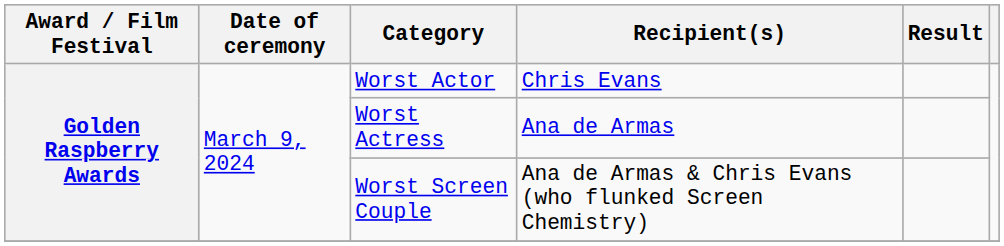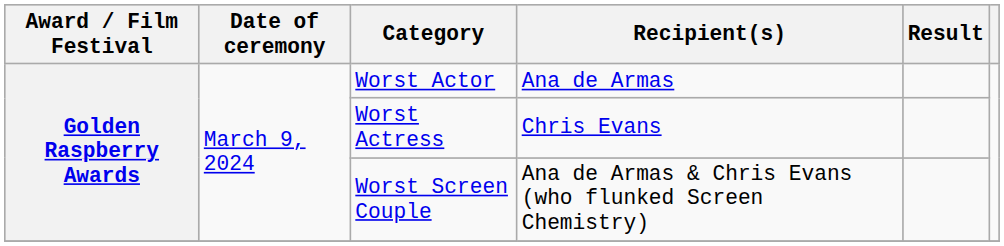(592, 81) Chris Evans -> (598, 81) Ana de Armas
(598, 128) Ana de Armas -> (592, 128) Chris Evans
